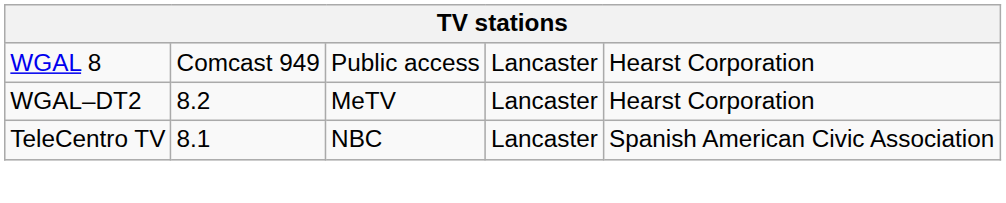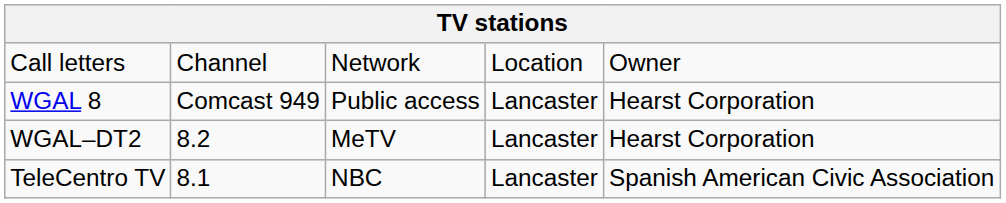+ row: (68, 62)
